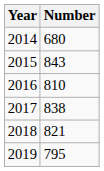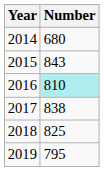(55, 85) no background -> (55, 85) paleturquoise background
(55, 131) 821 -> (55, 131) 825
